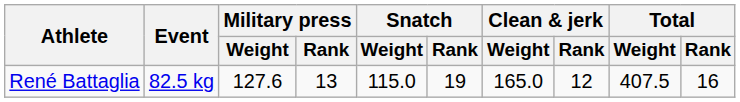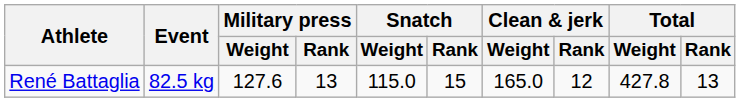(455, 82) 19 -> (455, 82) 15
(645, 82) 407.5 -> (645, 82) 427.8
(708, 82) 16 -> (708, 82) 13
